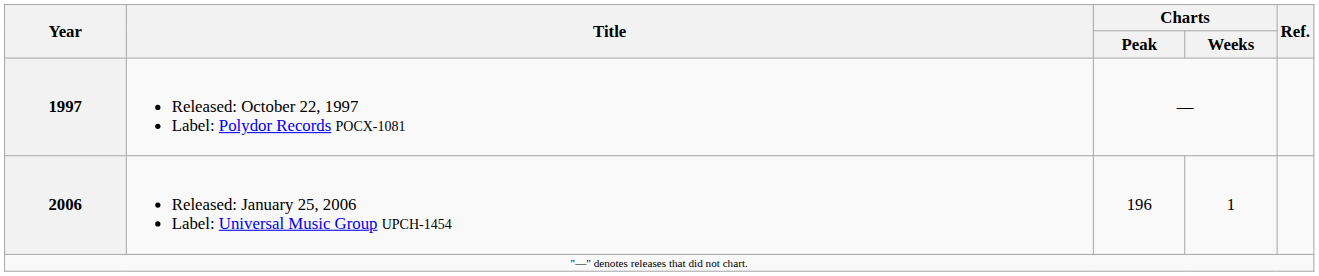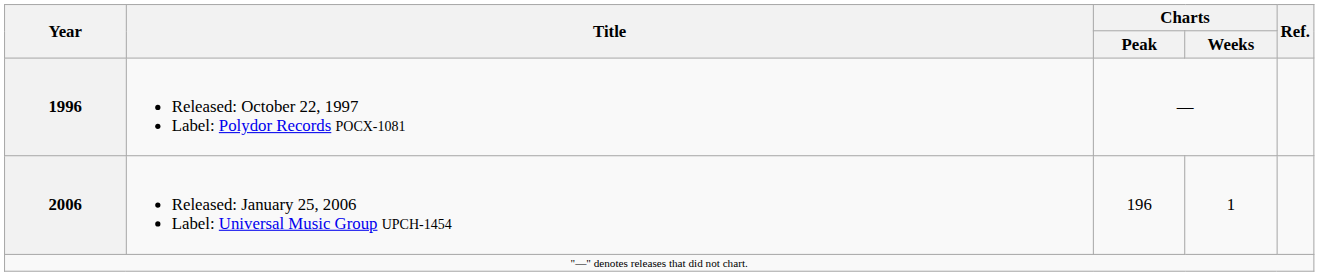(65, 106) 1997 -> (65, 106) 1996
